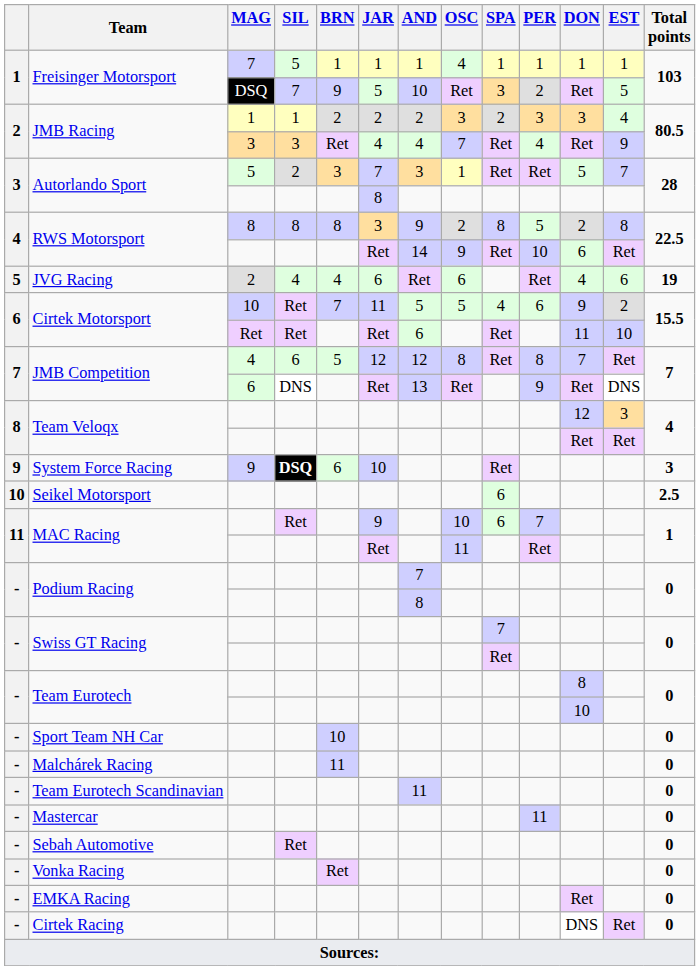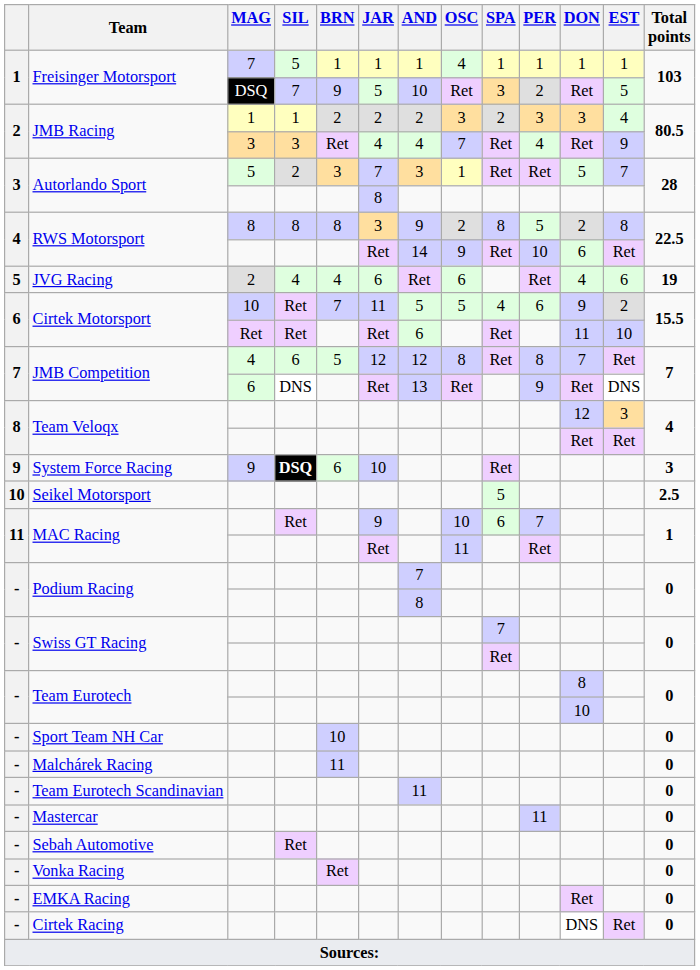(501, 494) 6 -> (501, 494) 5
